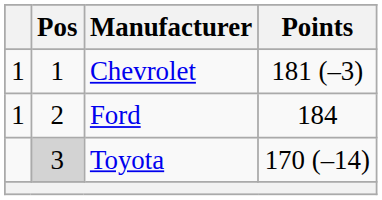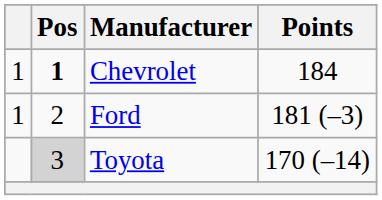(57, 71) normal -> (57, 71) bold
(317, 71) 181 (–3) -> (317, 71) 184
(317, 115) 184 -> (317, 115) 181 (–3)
